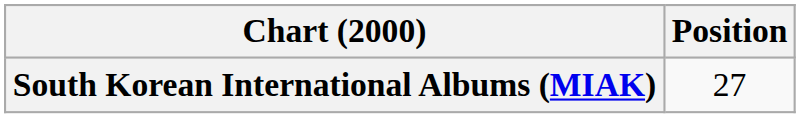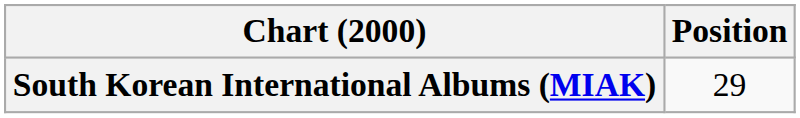(730, 84) 27 -> (730, 84) 29
